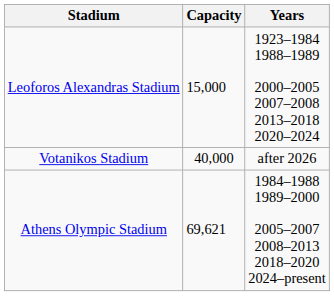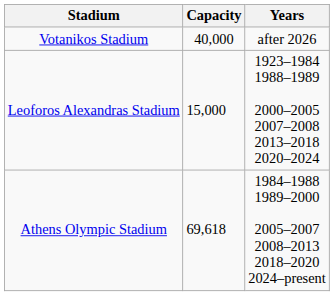rows swapped: (94, 158) <-> (94, 87)
(206, 230) 69,621 -> (206, 230) 69,618
